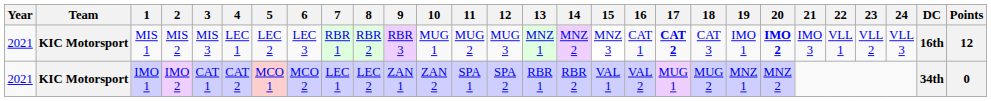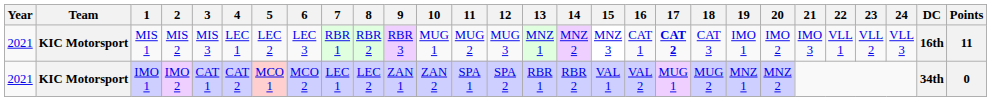(778, 42) bold -> (778, 42) normal
(967, 42) 12 -> (967, 42) 11
